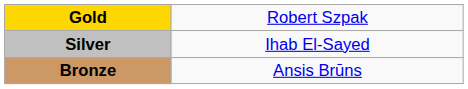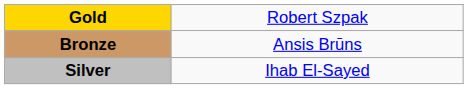rows swapped: (88, 44) <-> (88, 70)
